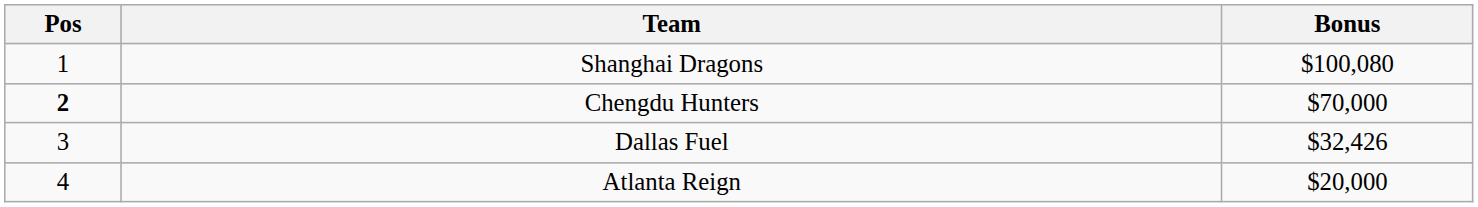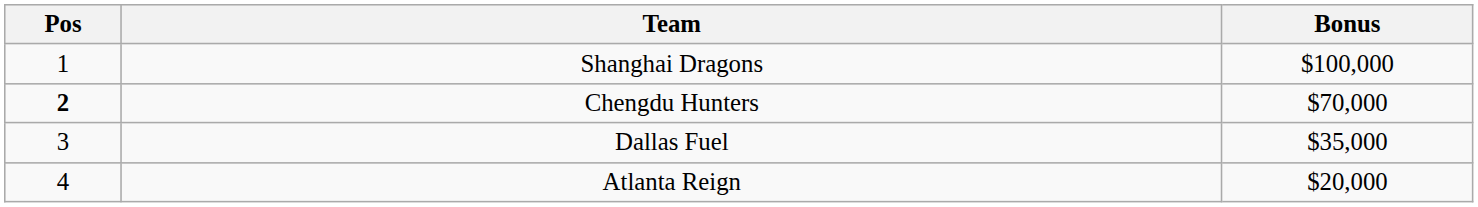(1347, 63) $100,080 -> (1347, 63) $100,000
(1347, 142) $32,426 -> (1347, 142) $35,000
